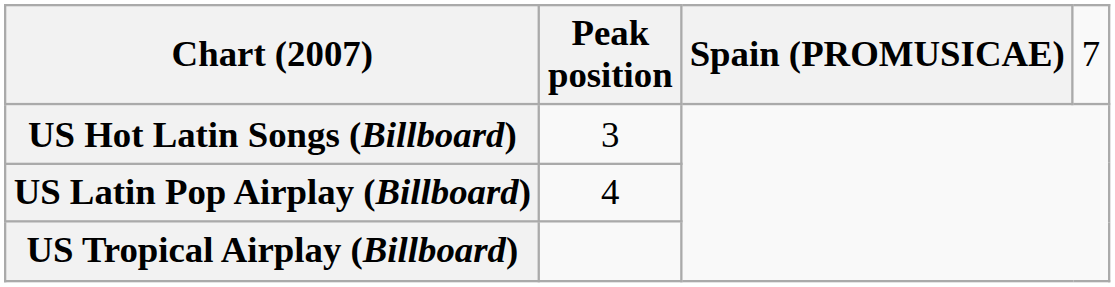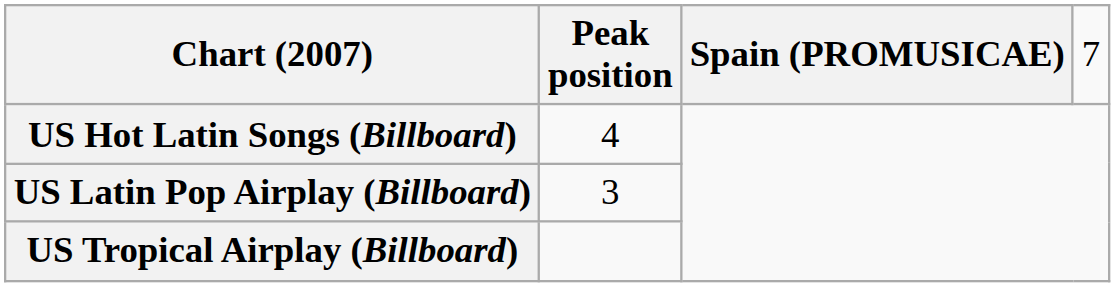(610, 133) 3 -> (610, 133) 4
(610, 191) 4 -> (610, 191) 3
